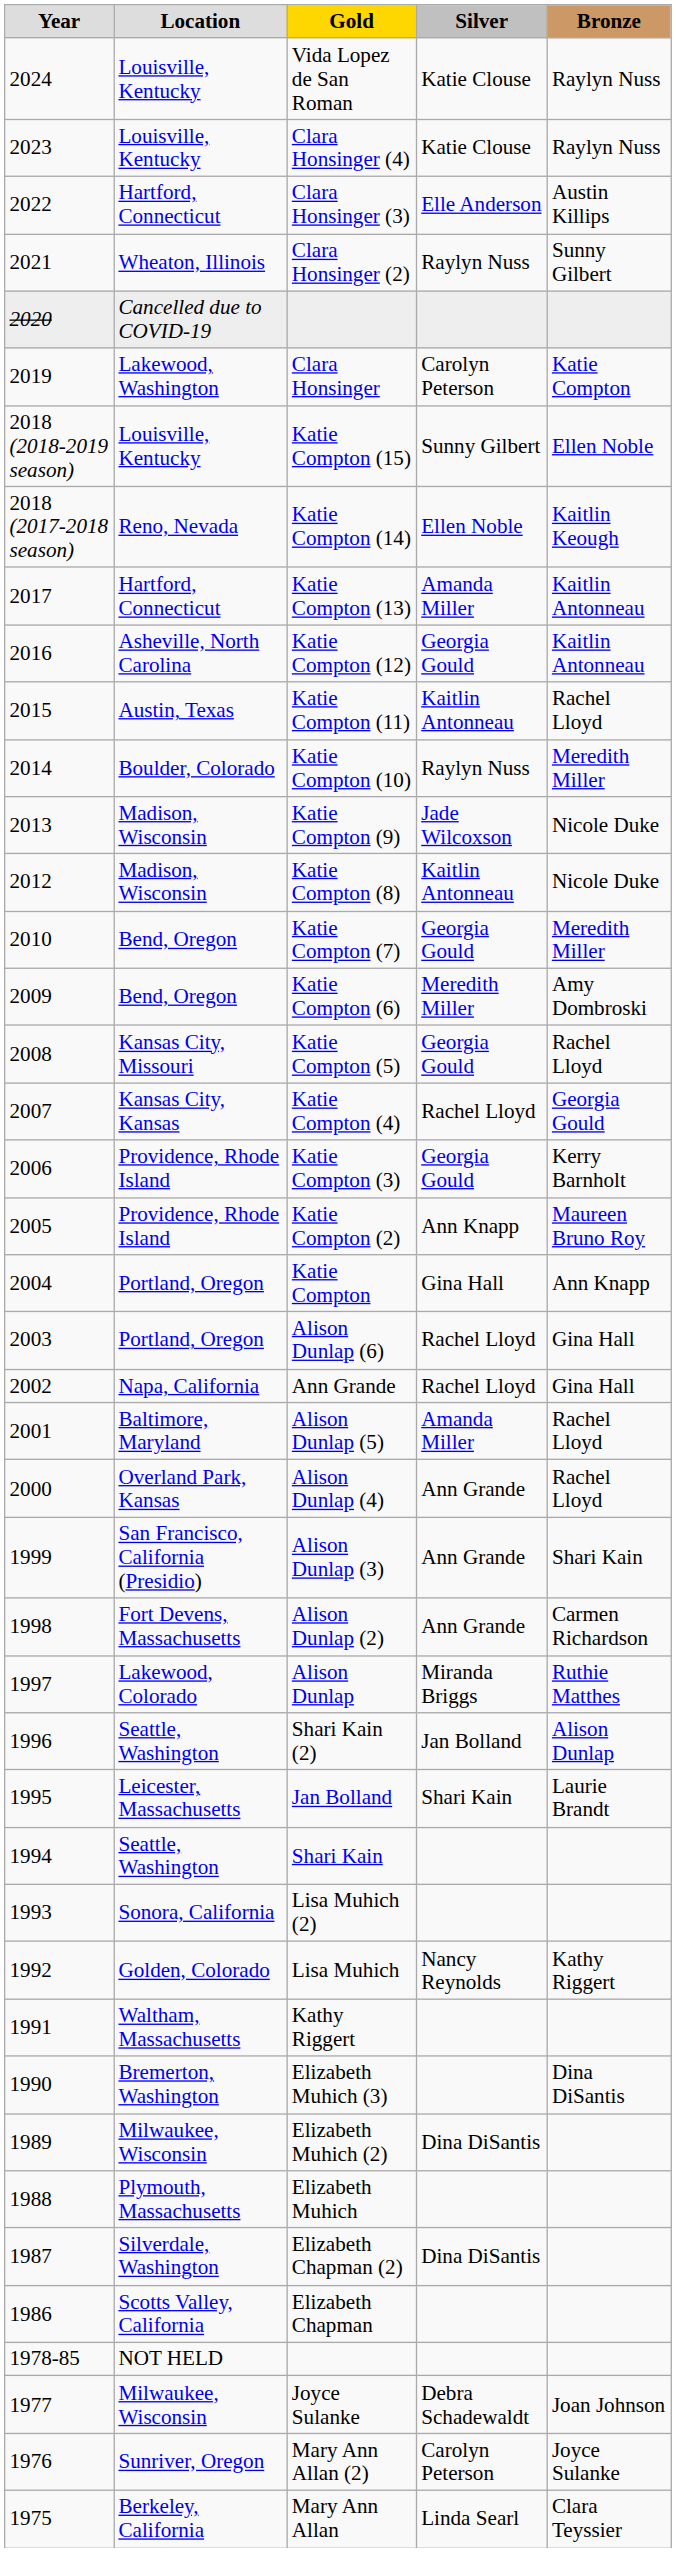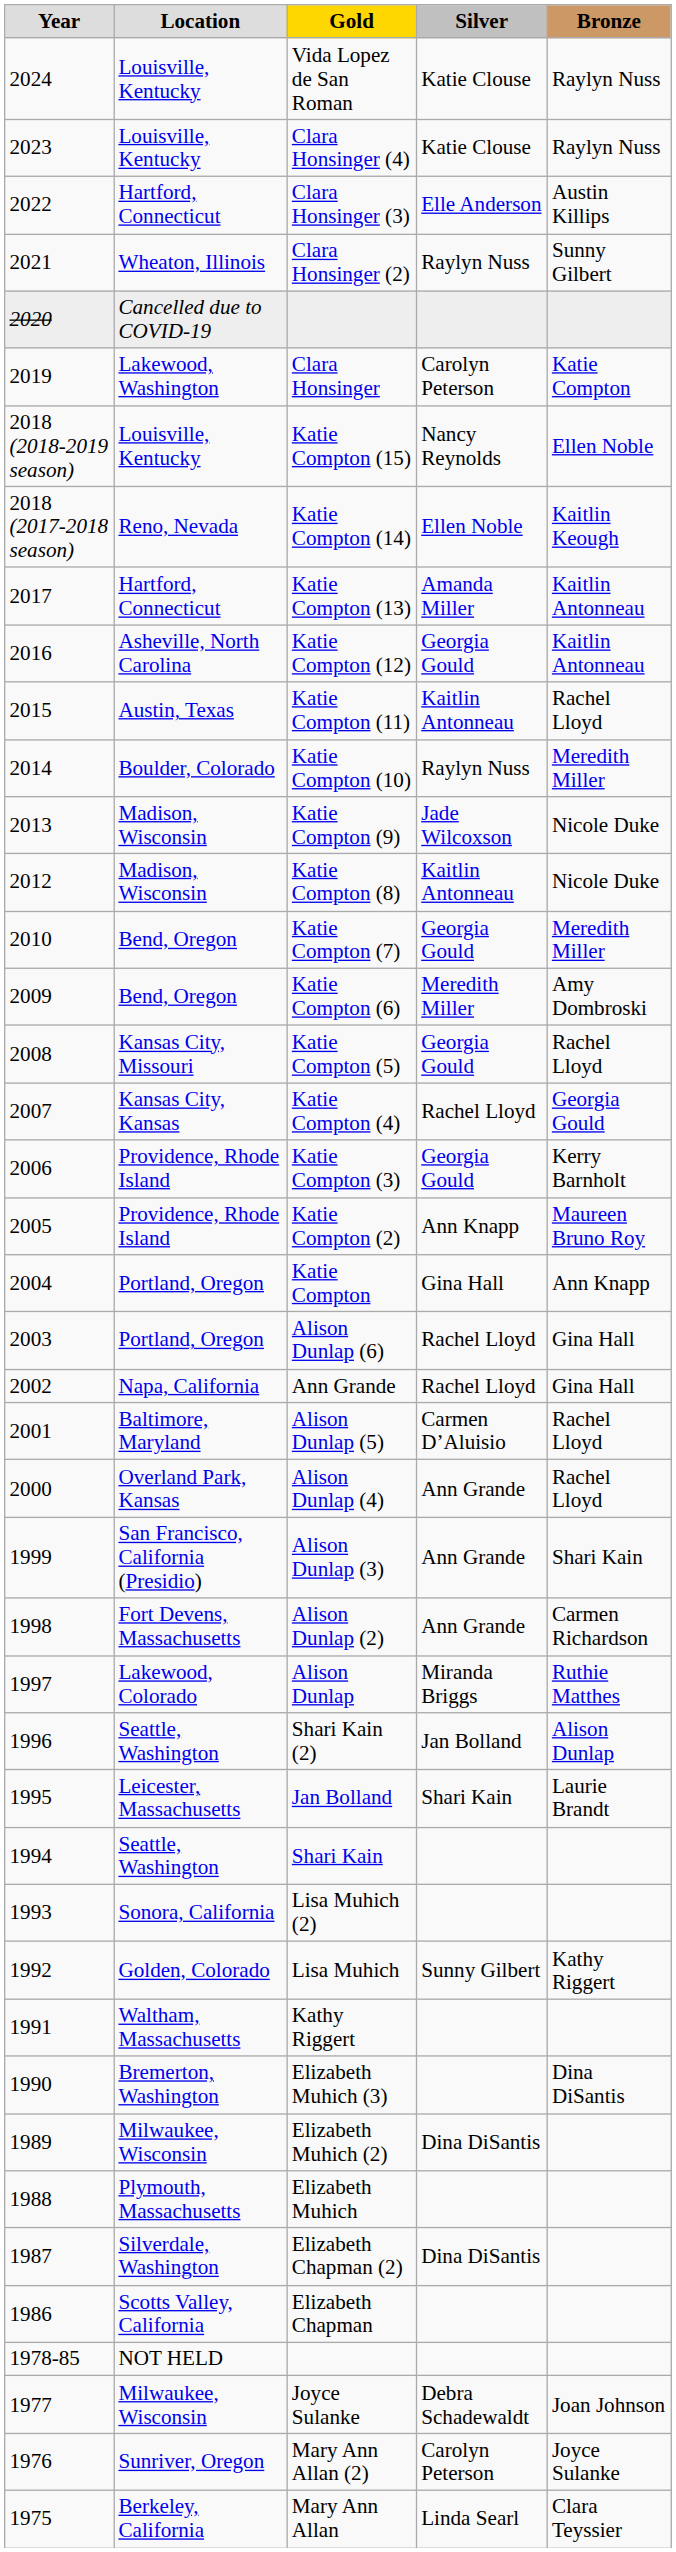(481, 445) Sunny Gilbert -> (461, 445) Nancy Reynolds
(457, 1431) Amanda Miller -> (463, 1431) Carmen D’Aluisio
(461, 1970) Nancy Reynolds -> (481, 1970) Sunny Gilbert
